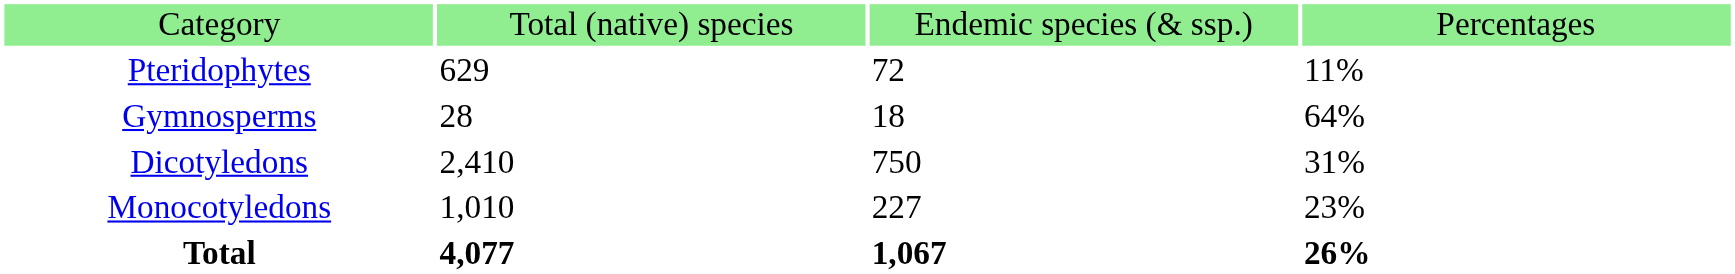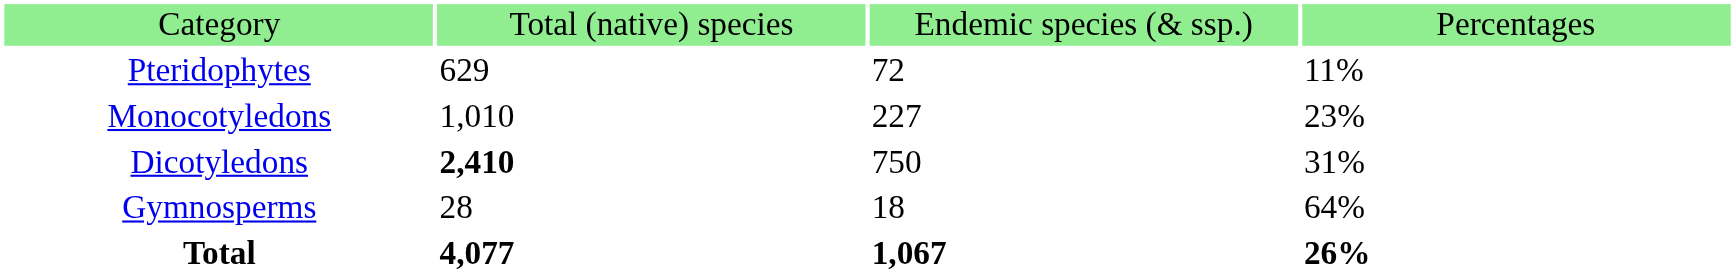rows swapped: (219, 115) <-> (219, 207)
(477, 161) normal -> (477, 161) bold
